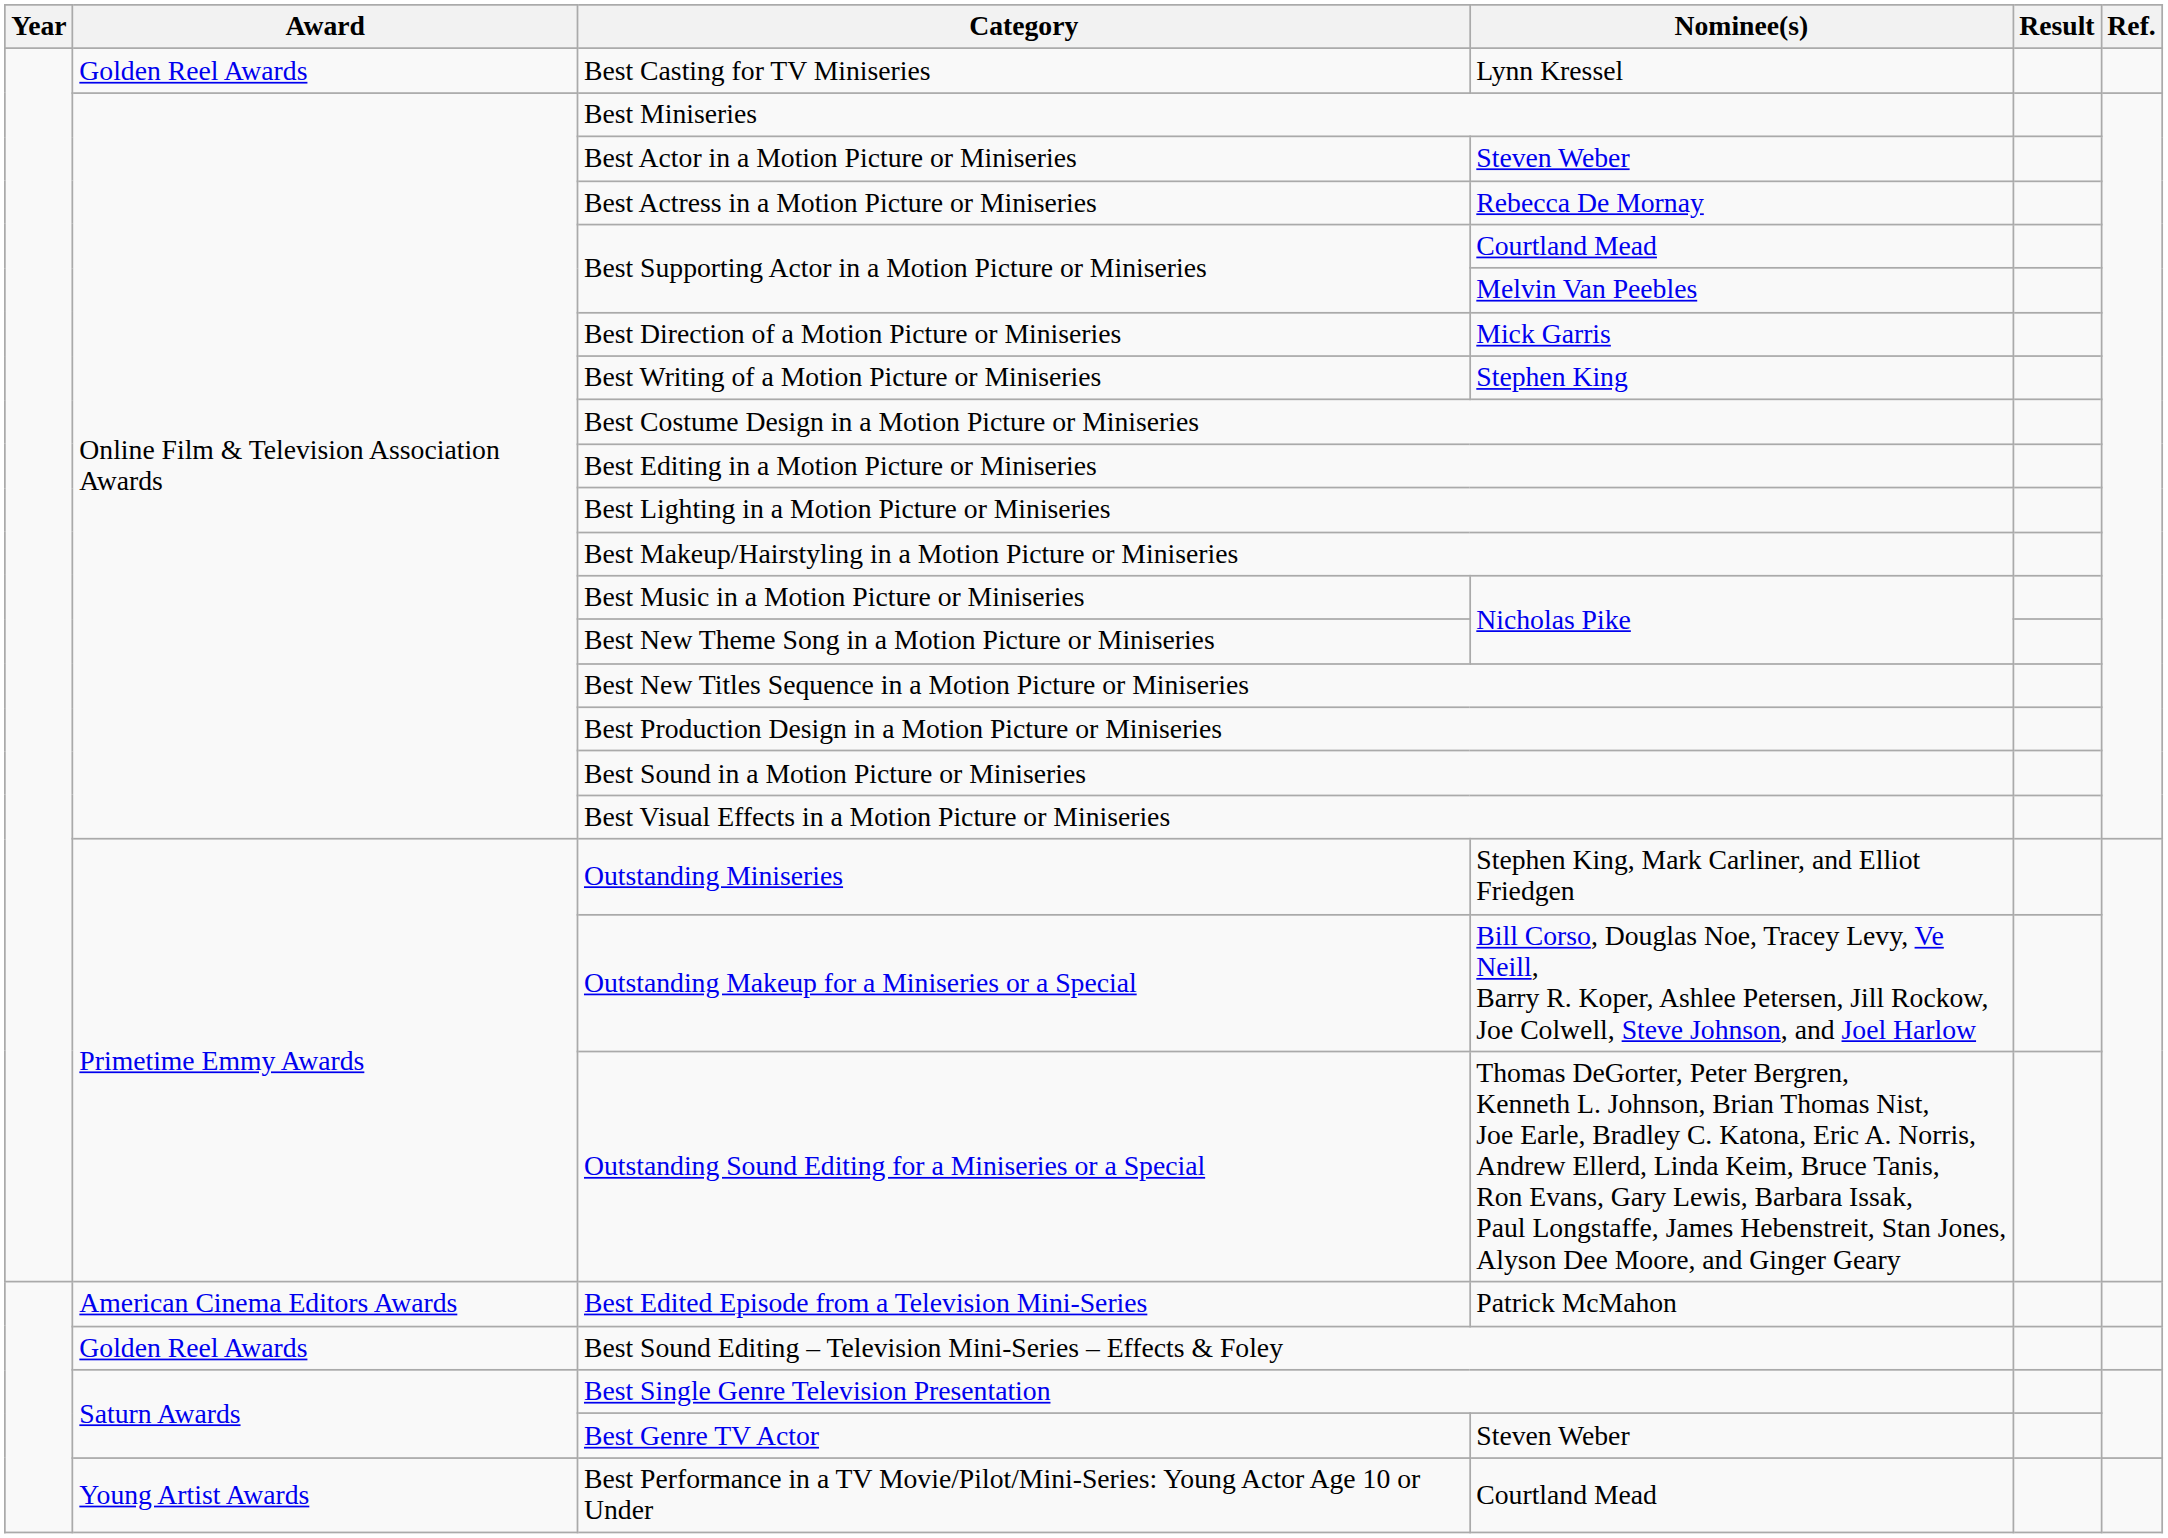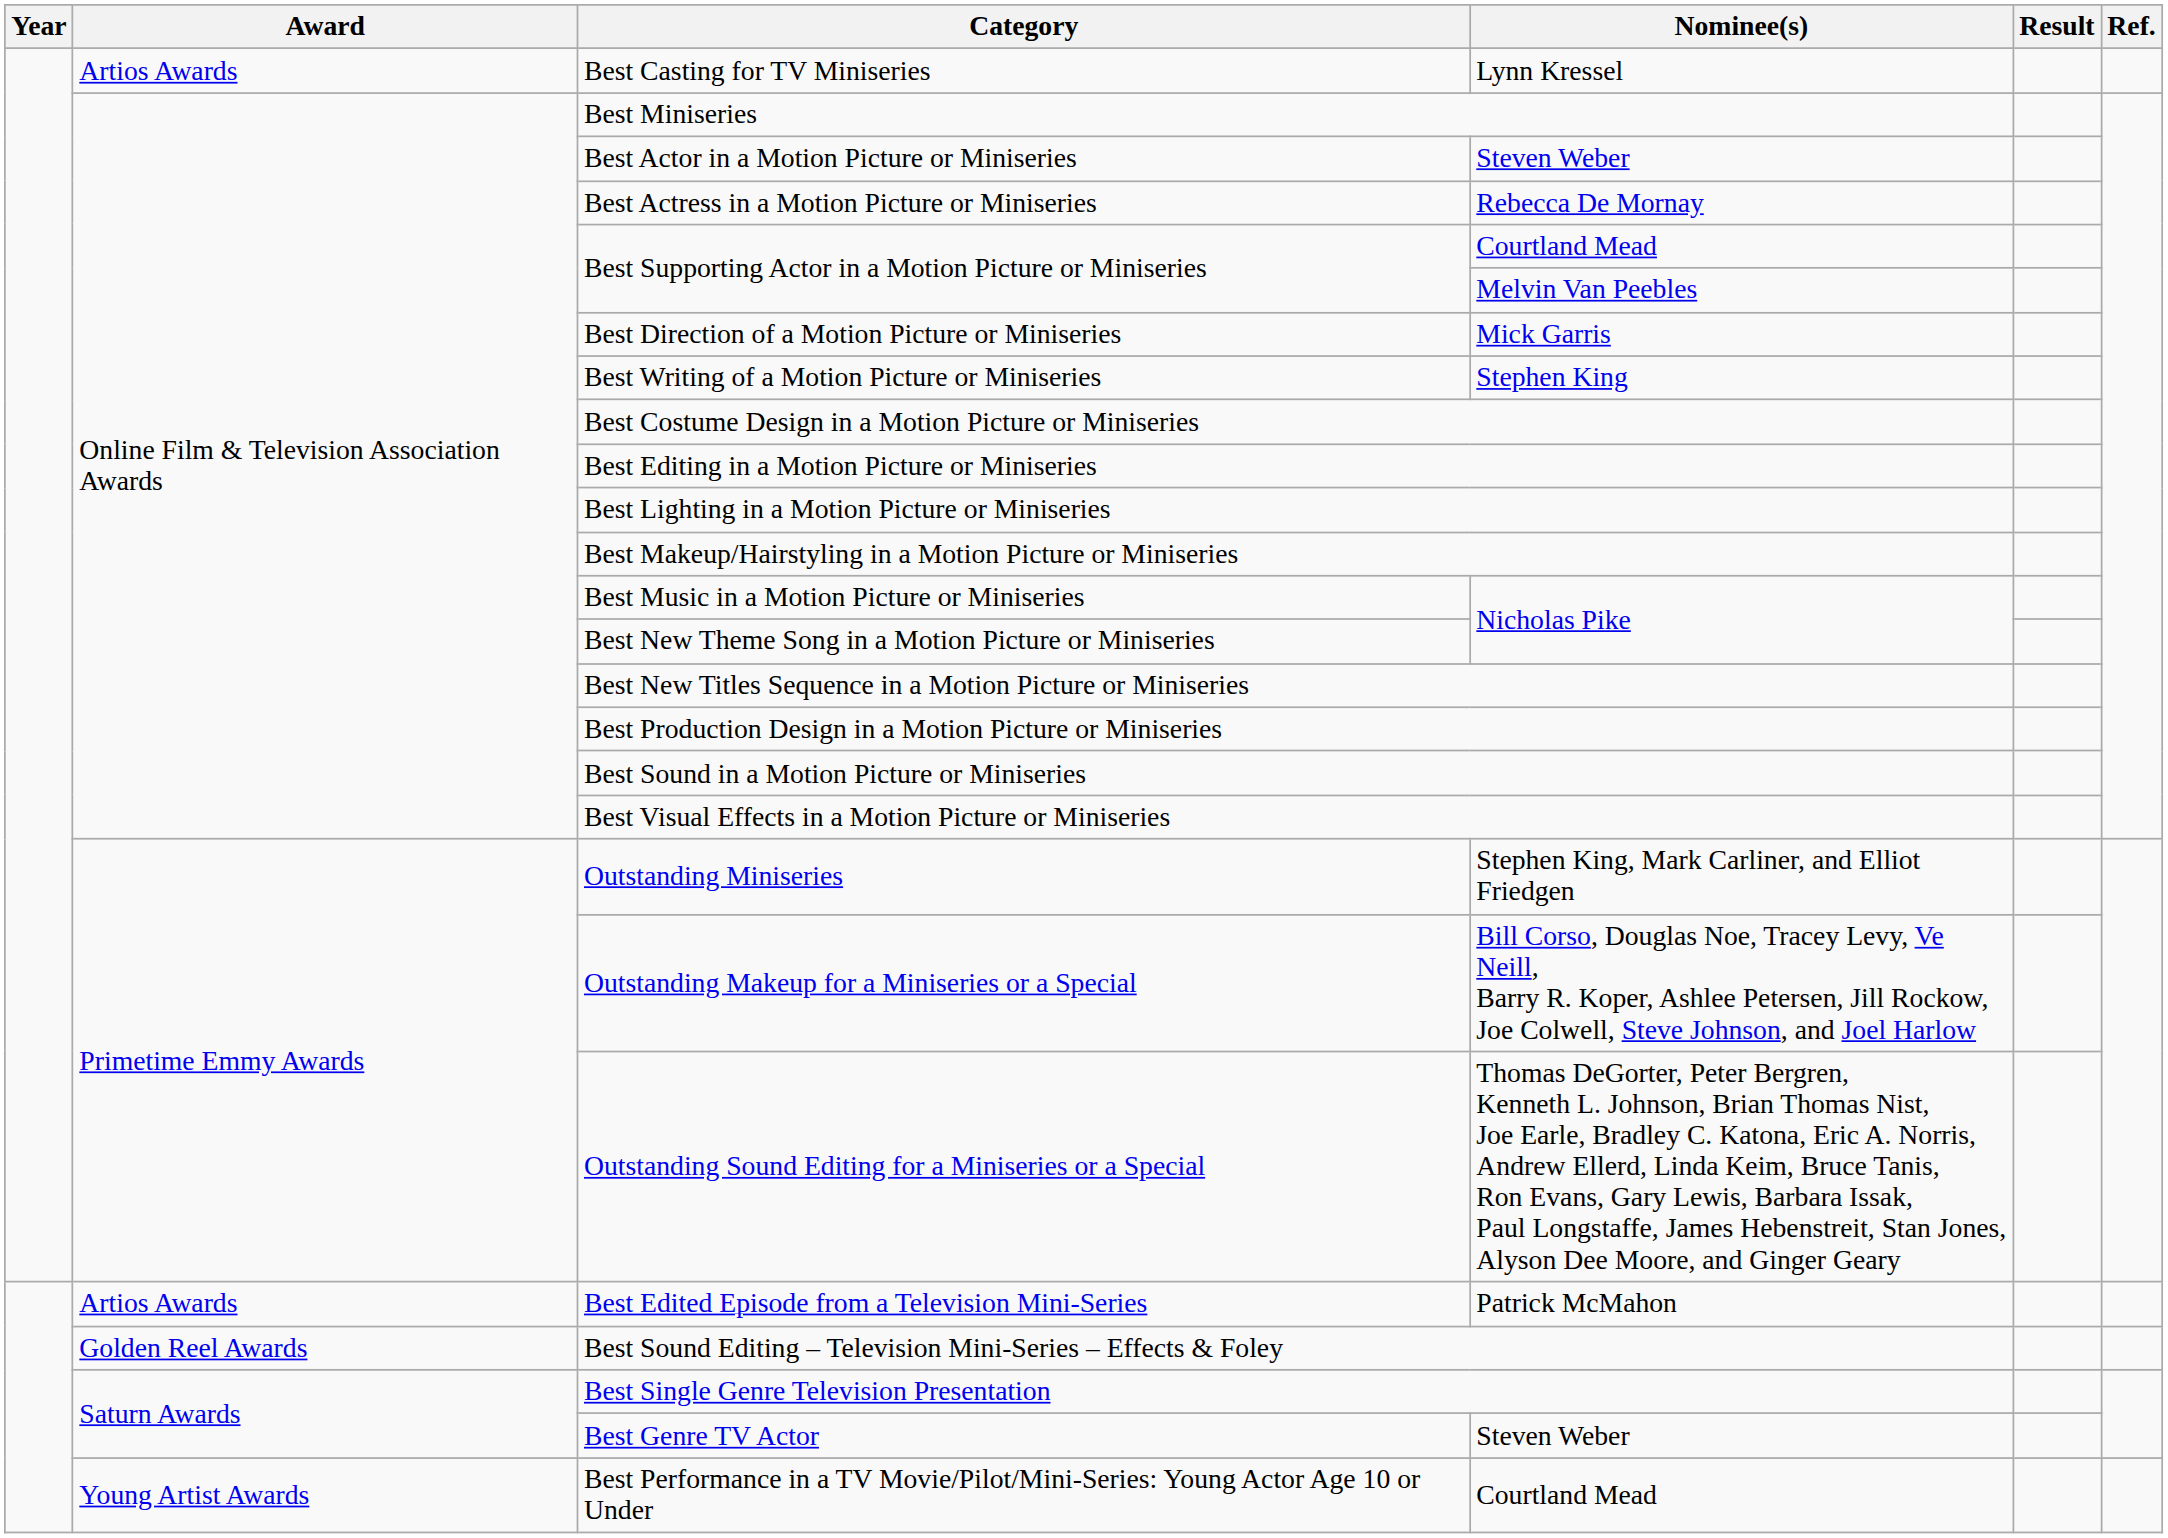(193, 70) Golden Reel Awards -> (158, 70) Artios Awards
(268, 1303) American Cinema Editors Awards -> (158, 1303) Artios Awards
